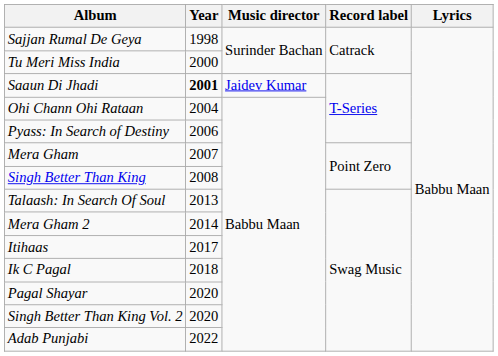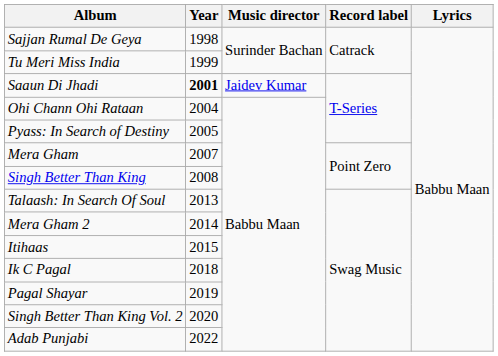(204, 62) 2000 -> (204, 62) 1999
(204, 131) 2006 -> (204, 131) 2005
(204, 246) 2017 -> (204, 246) 2015
(204, 293) 2020 -> (204, 293) 2019
